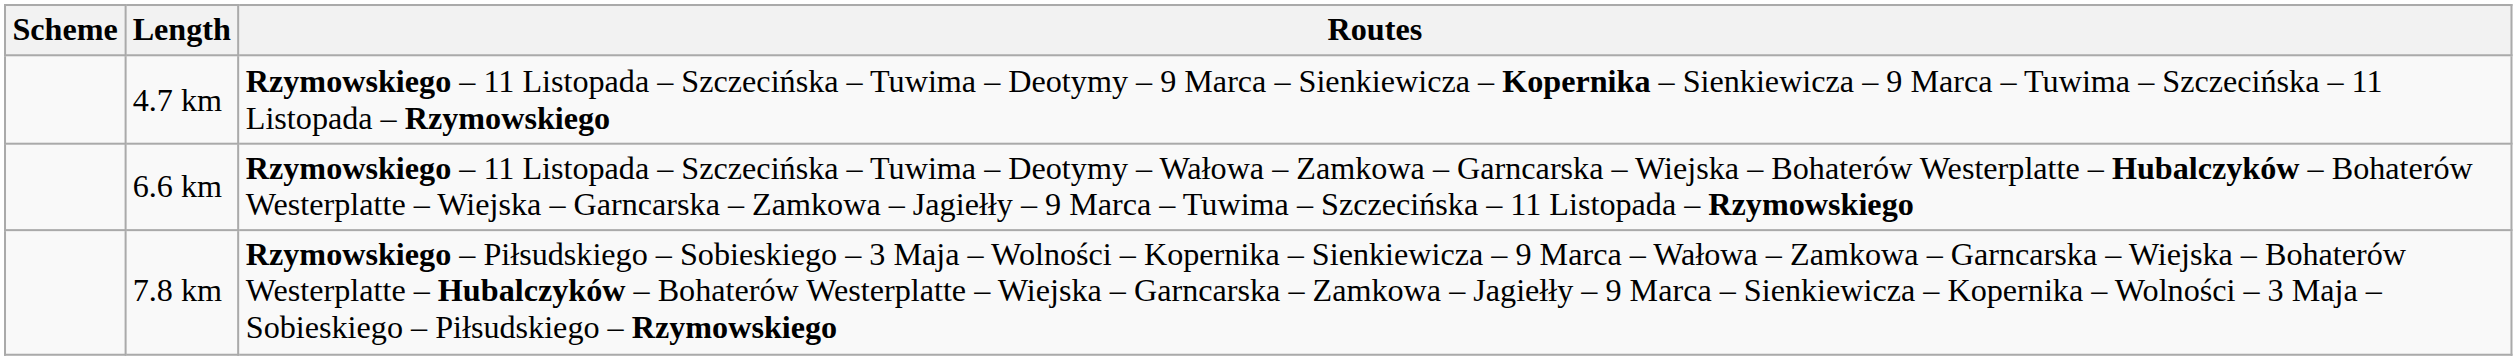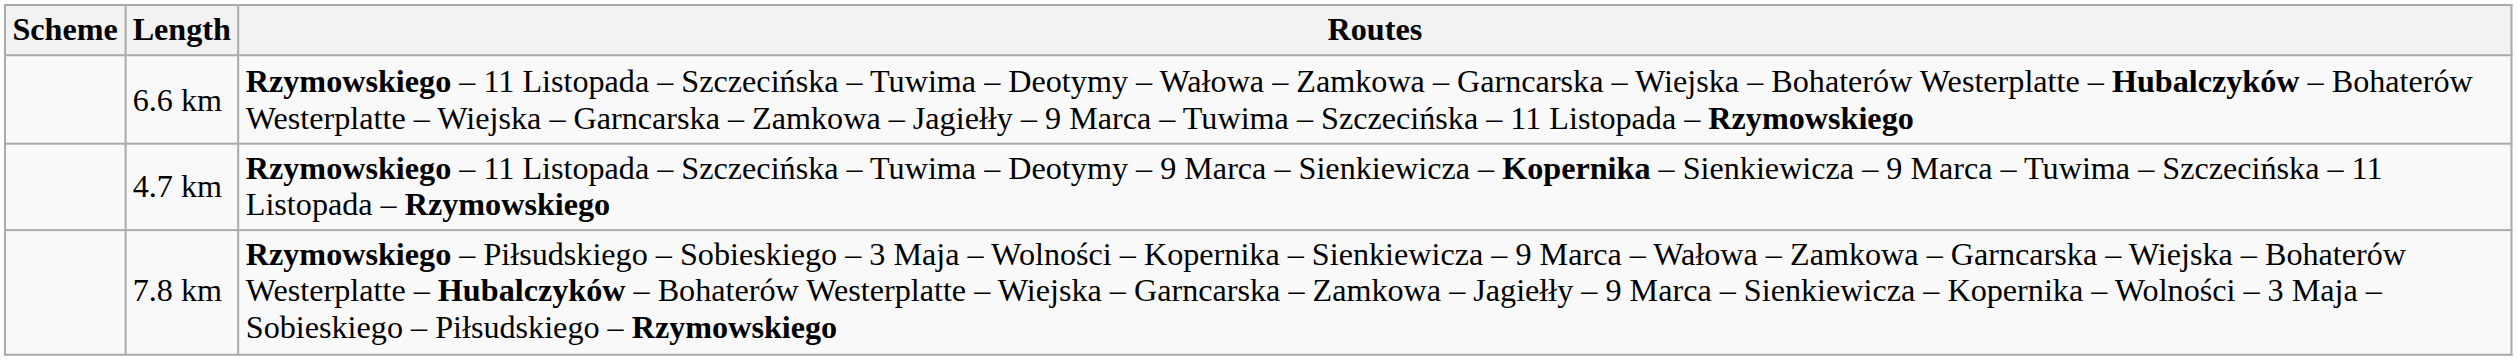rows swapped: (177, 99) <-> (177, 186)
